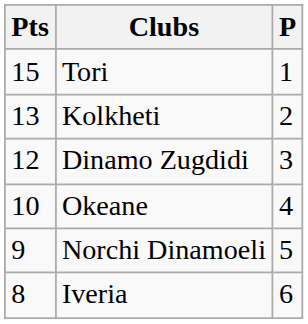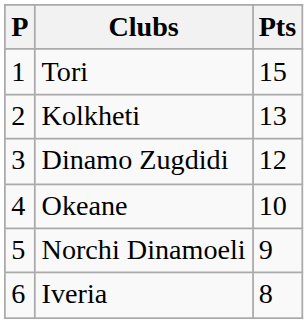columns swapped: (288, 26) <-> (30, 26)
